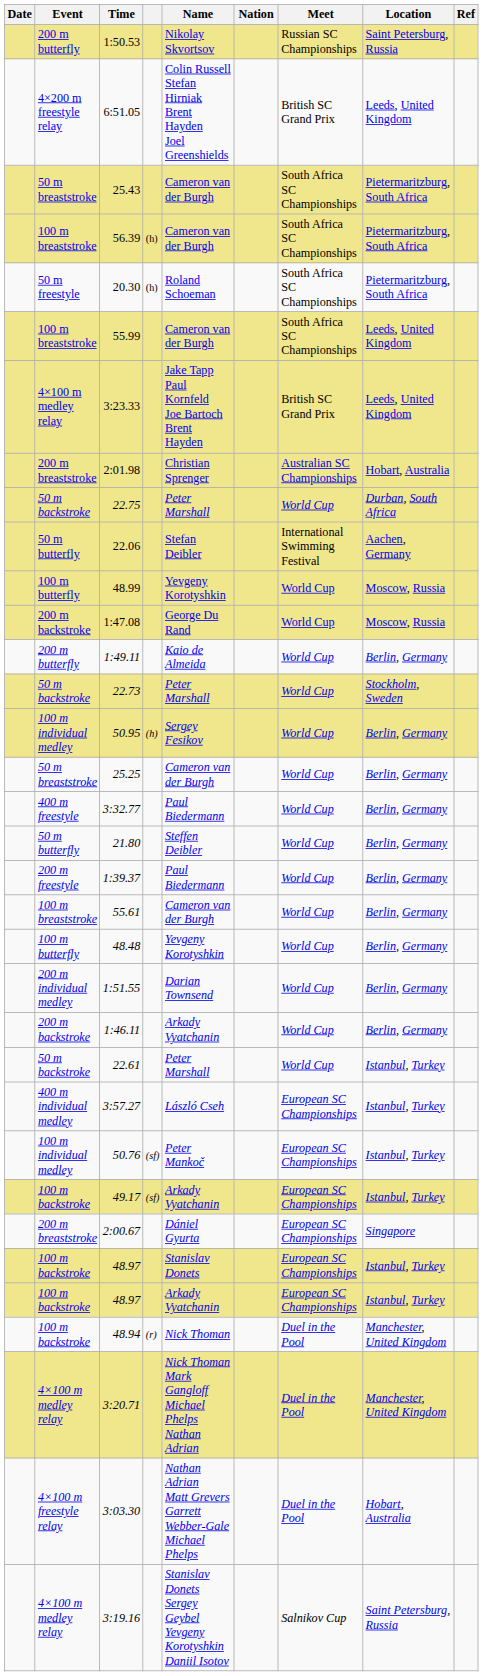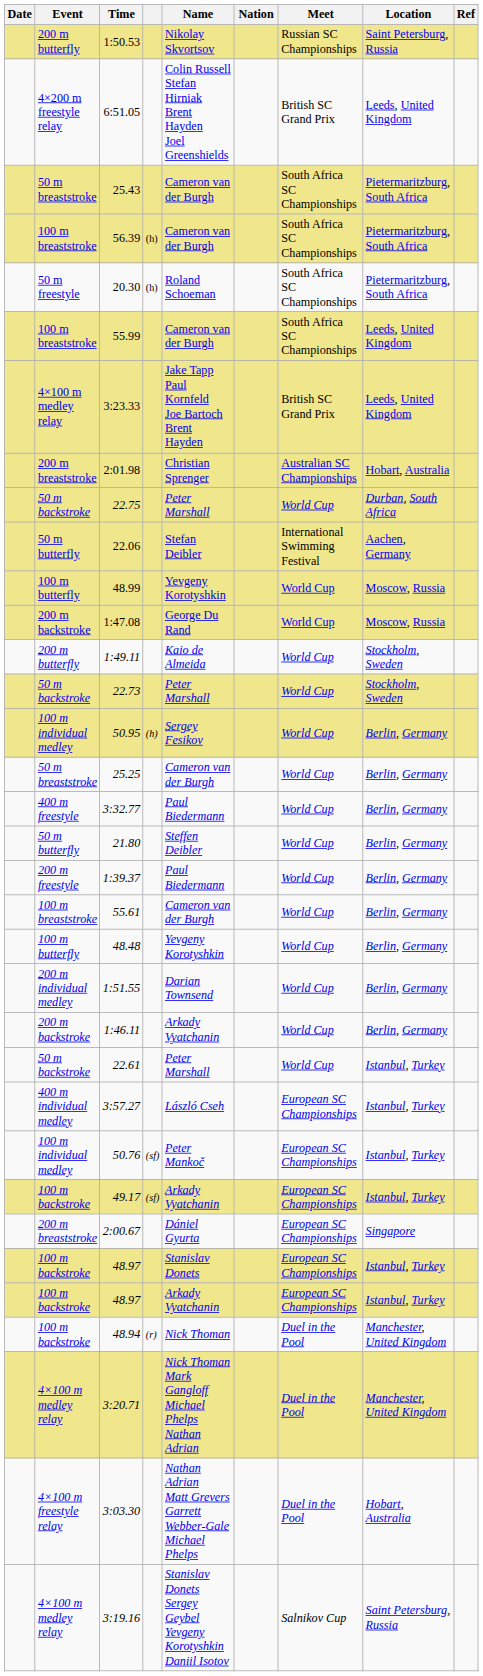(406, 656) Berlin, Germany -> (392, 656) Stockholm, Sweden
